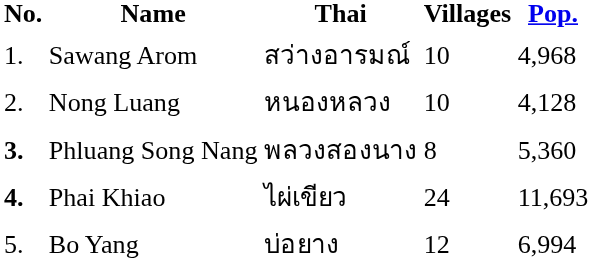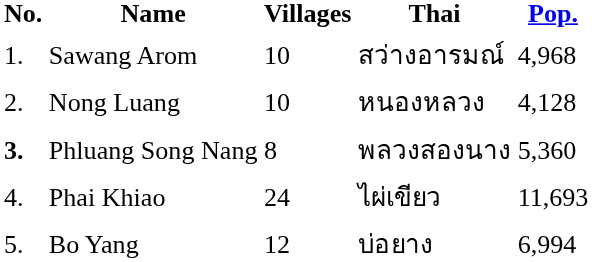columns swapped: (341, 13) <-> (467, 13)
(14, 196) bold -> (14, 196) normal
